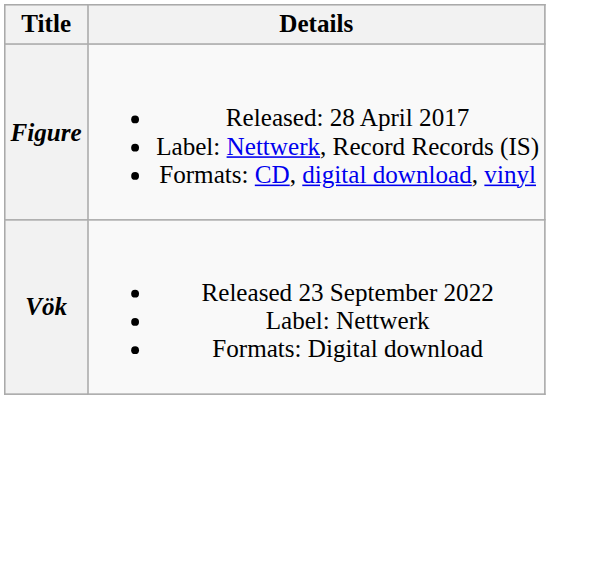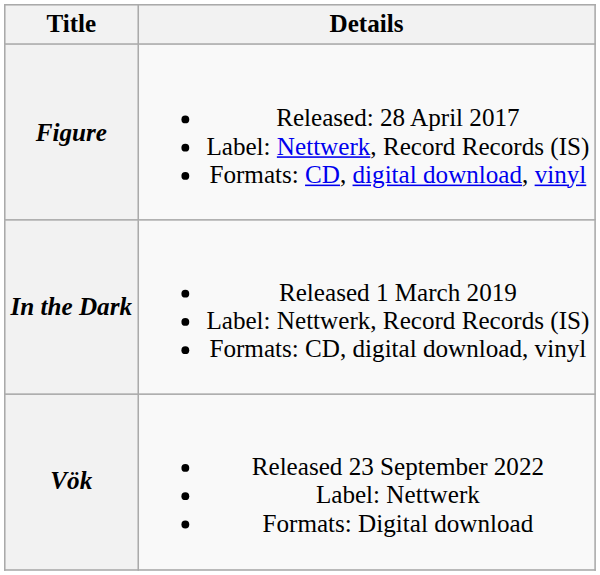+ row: (71, 306)
